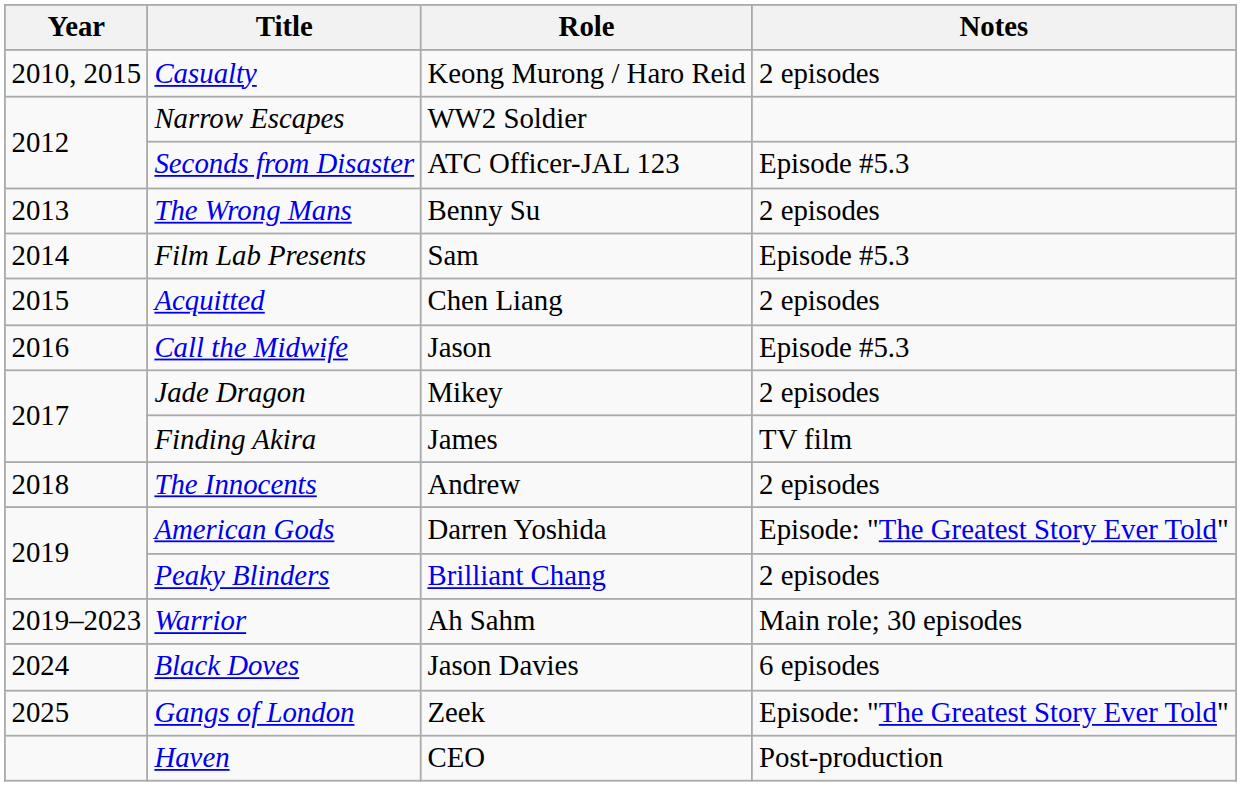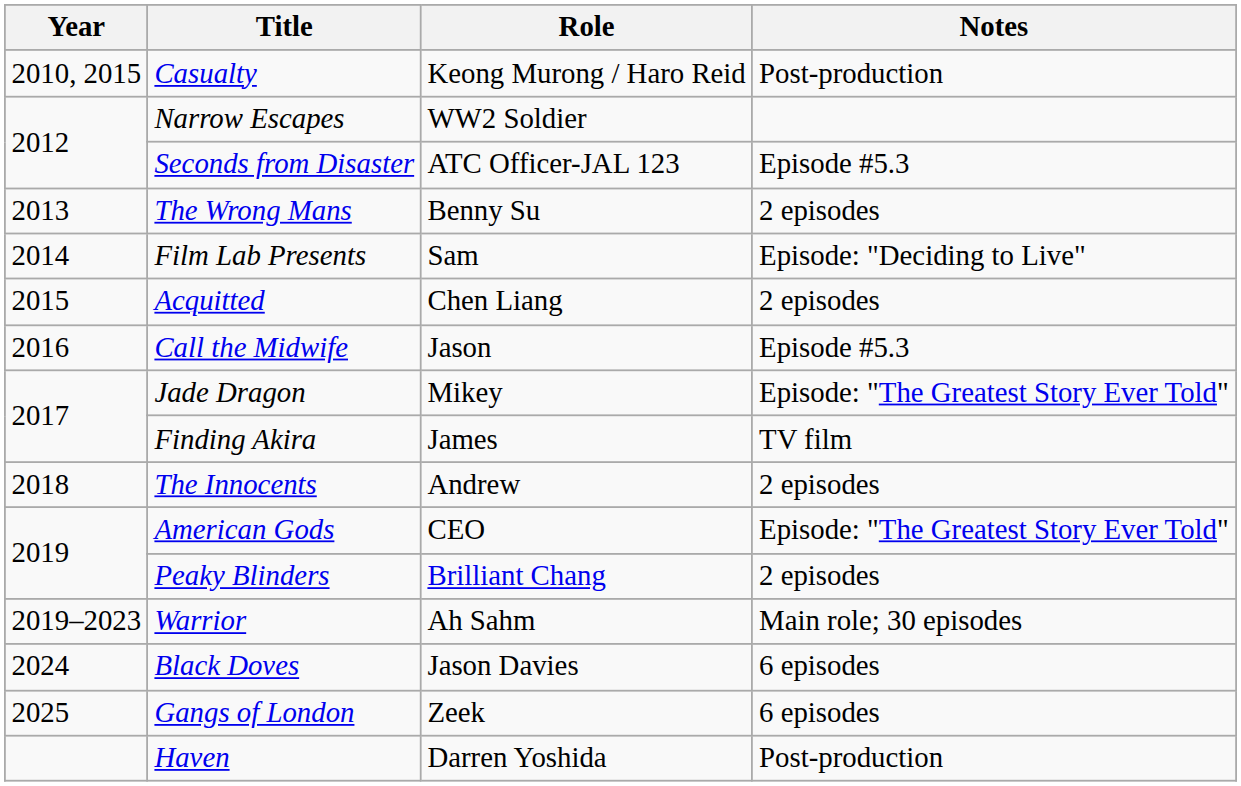(819, 73) 2 episodes -> (851, 73) Post-production
(834, 255) Episode #5.3 -> (922, 255) Episode: "Deciding to Live"
(819, 392) 2 episodes -> (994, 392) Episode: "The Greatest Story Ever Told"
(517, 529) Darren Yoshida -> (456, 529) CEO
(994, 712) Episode: "The Greatest Story Ever Told" -> (819, 712) 6 episodes
(456, 758) CEO -> (517, 758) Darren Yoshida
